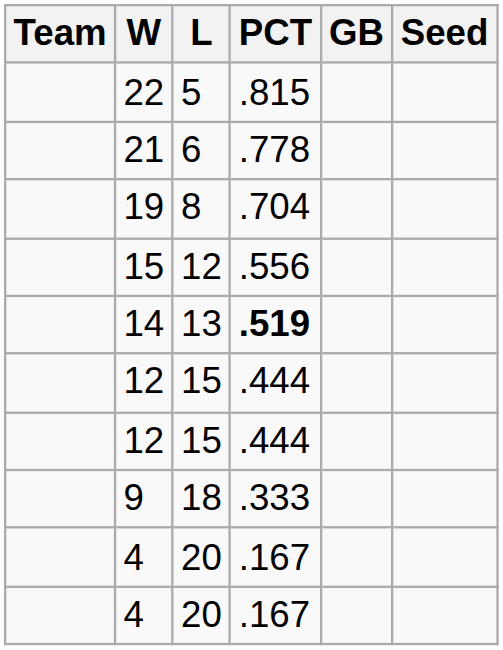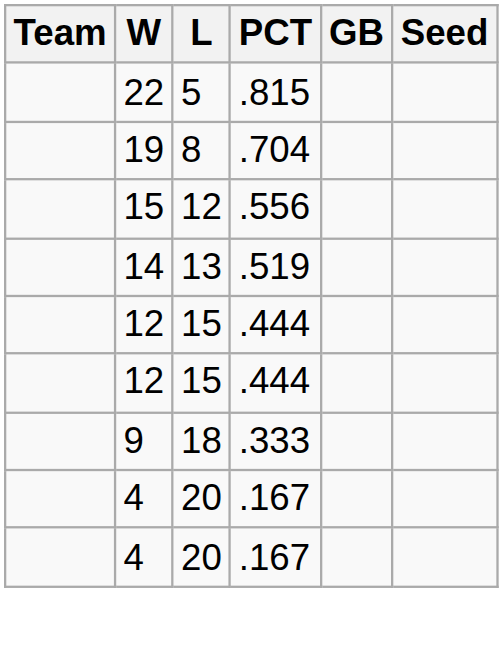- row: (144, 149)
(274, 324) bold -> (274, 265) normal
